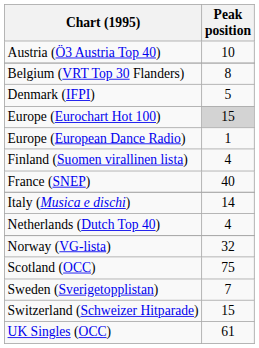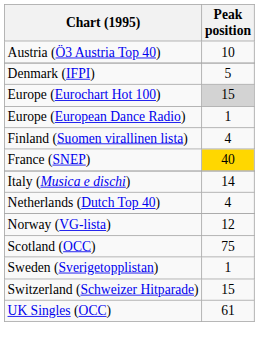- row: (96, 73)
(228, 181) no background -> (228, 159) gold background
(228, 246) 32 -> (228, 224) 12
(228, 289) 7 -> (228, 267) 1
